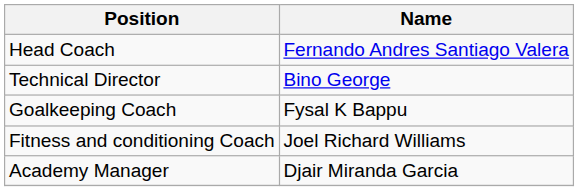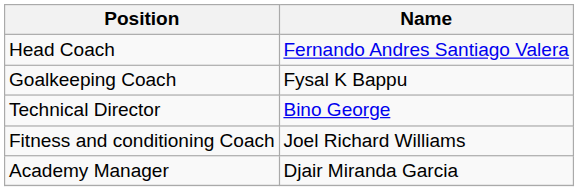rows swapped: (85, 79) <-> (93, 110)
